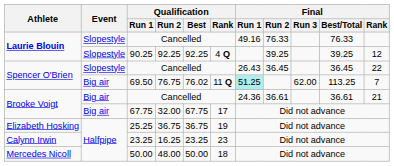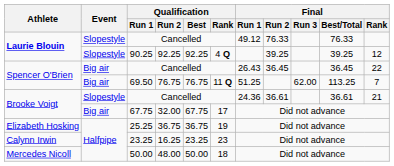(249, 40) 49.16 -> (249, 40) 49.12
(104, 68) Slopestyle -> (96, 68) Big air
(197, 83) 76.02 -> (197, 83) 76.75
(249, 83) paleturquoise background -> (249, 83) no background
(96, 97) Big air -> (104, 97) Slopestyle
